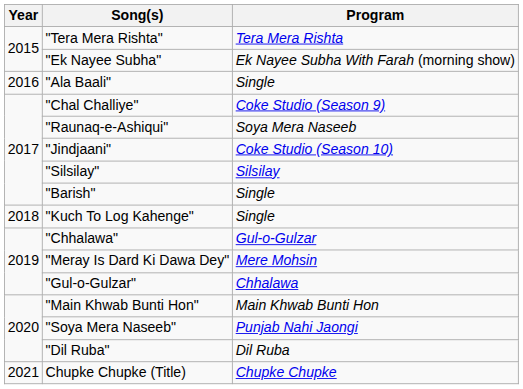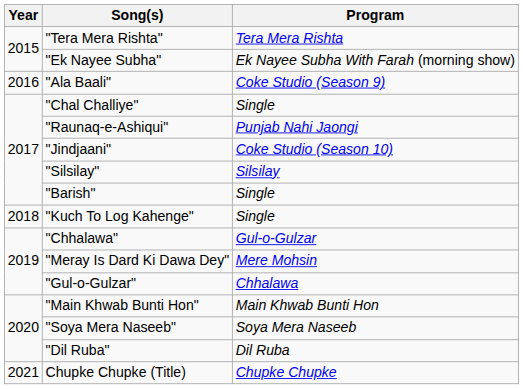(255, 82) Single -> (310, 82) Coke Studio (Season 9)
(310, 104) Coke Studio (Season 9) -> (255, 104) Single
(296, 127) Soya Mera Naseeb -> (297, 127) Punjab Nahi Jaongi
(297, 328) Punjab Nahi Jaongi -> (296, 328) Soya Mera Naseeb
